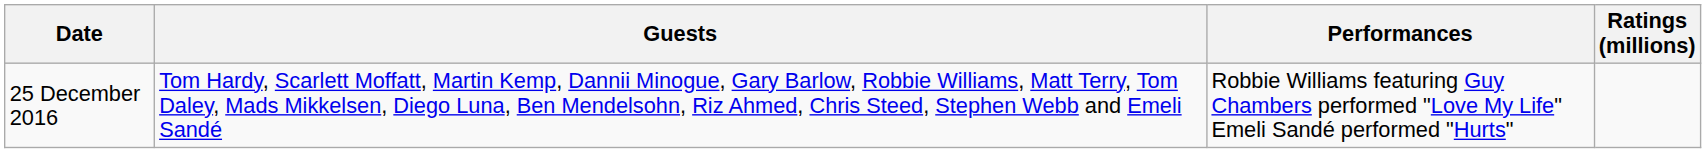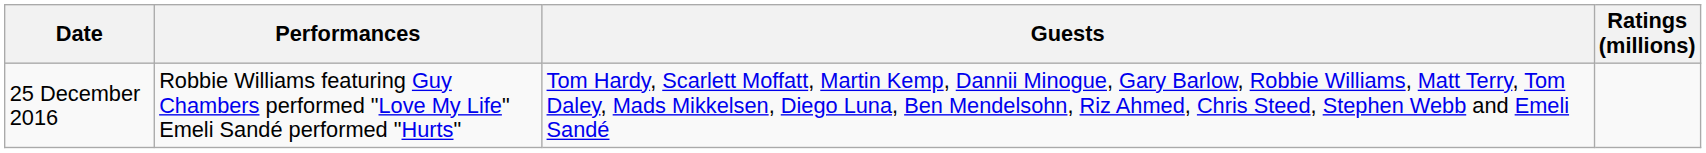columns swapped: (680, 33) <-> (1400, 33)
